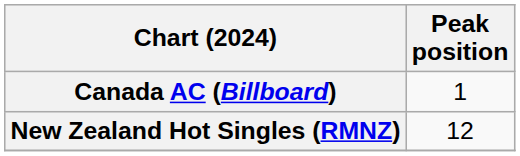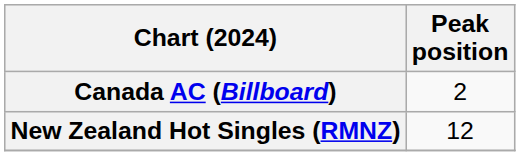(460, 91) 1 -> (460, 91) 2
